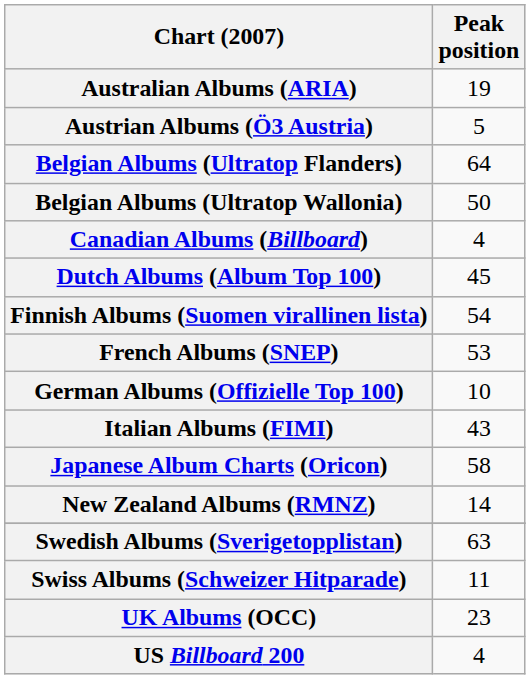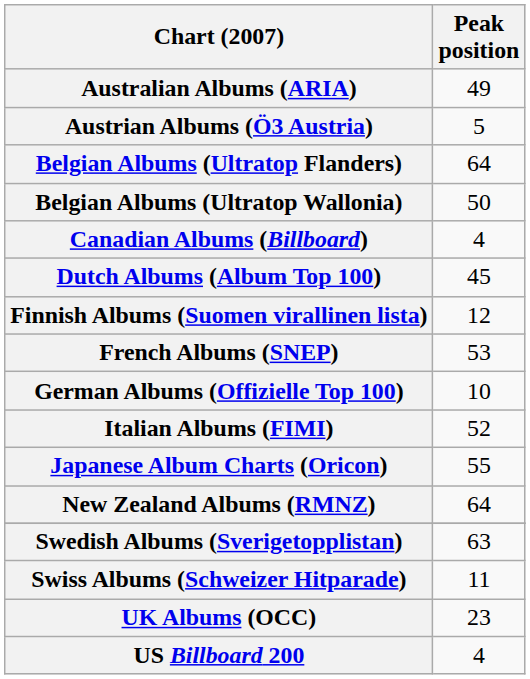(479, 88) 19 -> (479, 88) 49
(479, 314) 54 -> (479, 314) 12
(479, 428) 43 -> (479, 428) 52
(479, 466) 58 -> (479, 466) 55
(479, 503) 14 -> (479, 503) 64
